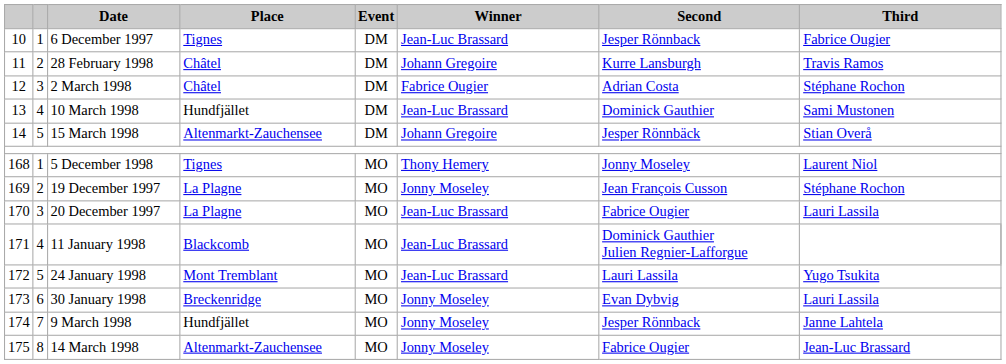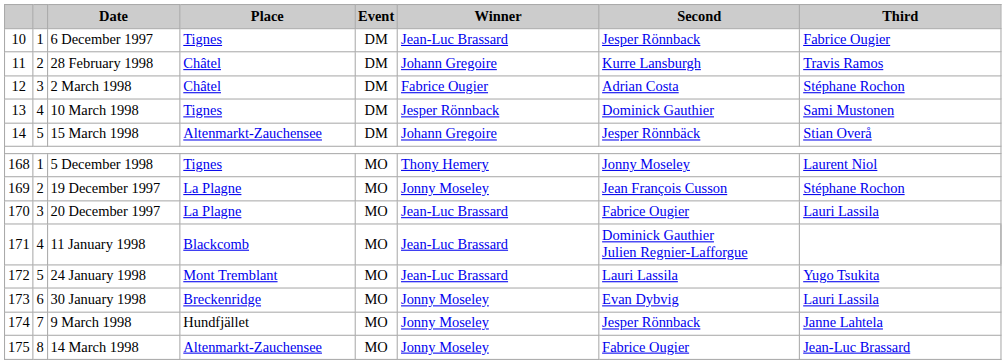(216, 110) Hundfjället -> (203, 110) Tignes
(455, 110) Jean-Luc Brassard -> (450, 110) Jesper Rönnback
